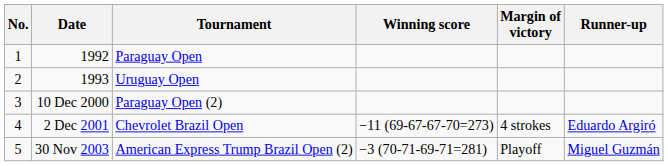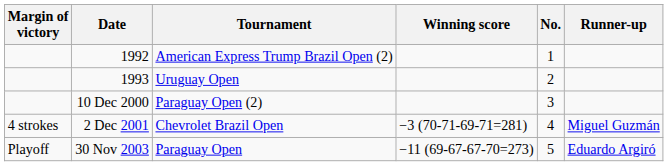columns swapped: (18, 24) <-> (531, 24)
(159, 56) Paraguay Open -> (274, 56) American Express Trump Brazil Open (2)
(426, 126) −11 (69-67-67-70=273) -> (463, 126) −3 (70-71-69-71=281)
(612, 126) Eduardo Argiró -> (614, 126) Miguel Guzmán
(234, 149) American Express Trump Brazil Open (2) -> (199, 149) Paraguay Open
(423, 149) −3 (70-71-69-71=281) -> (467, 149) −11 (69-67-67-70=273)
(614, 149) Miguel Guzmán -> (612, 149) Eduardo Argiró
